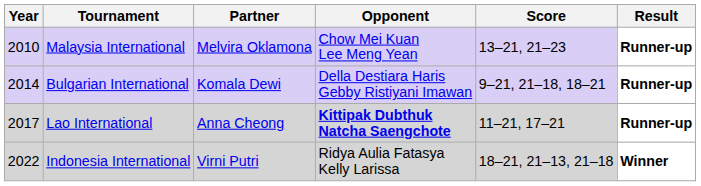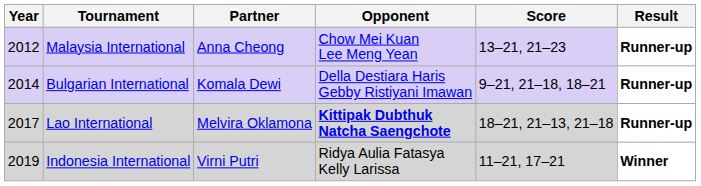(24, 47) 2010 -> (24, 47) 2012
(254, 47) Melvira Oklamona -> (241, 47) Anna Cheong
(241, 123) Anna Cheong -> (254, 123) Melvira Oklamona
(522, 123) 11–21, 17–21 -> (546, 123) 18–21, 21–13, 21–18
(24, 162) 2022 -> (24, 162) 2019
(546, 162) 18–21, 21–13, 21–18 -> (522, 162) 11–21, 17–21
